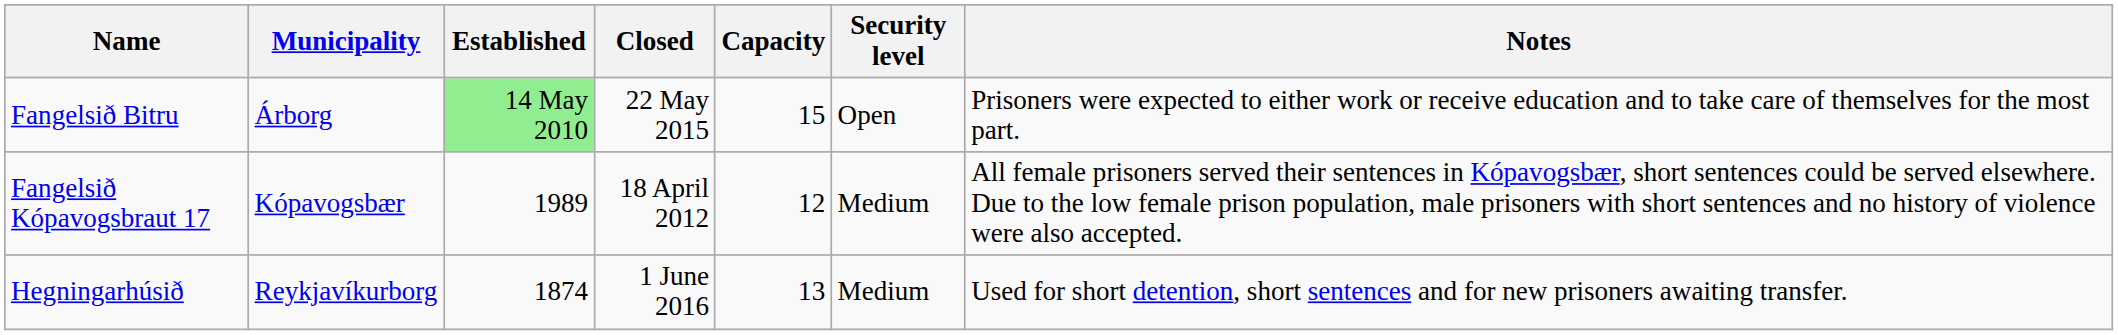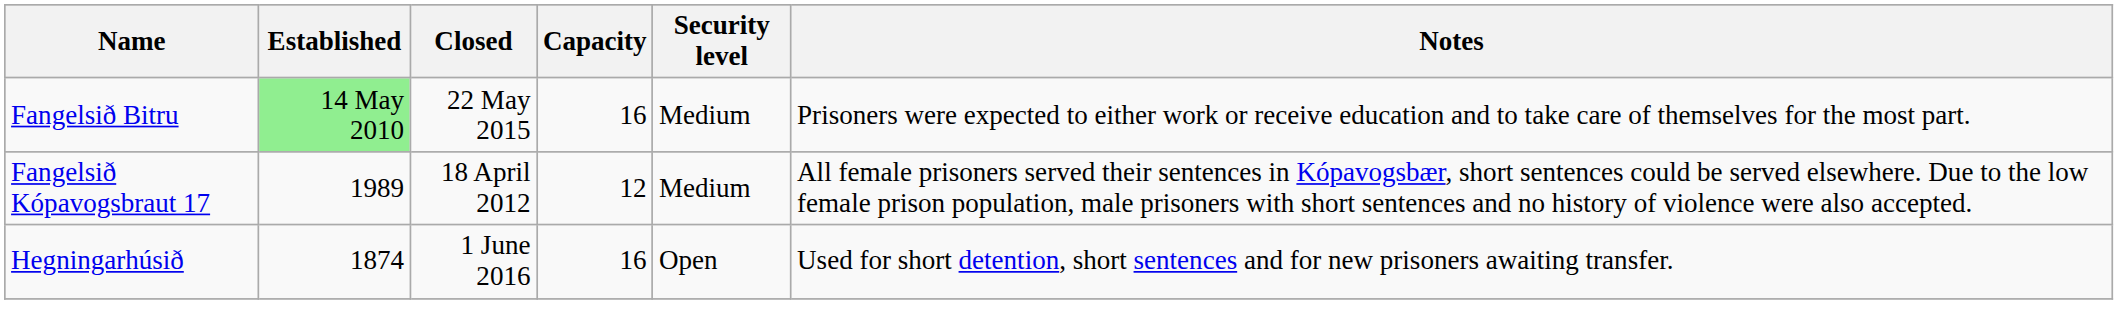- column: (346, 41)
(812, 114) 15 -> (633, 114) 16
(867, 114) Open -> (705, 114) Medium
(812, 291) 13 -> (633, 261) 16
(883, 291) Medium -> (688, 261) Open
